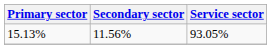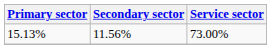(209, 34) 93.05% -> (209, 34) 73.00%
